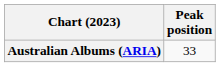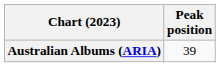(190, 51) 33 -> (190, 51) 39
